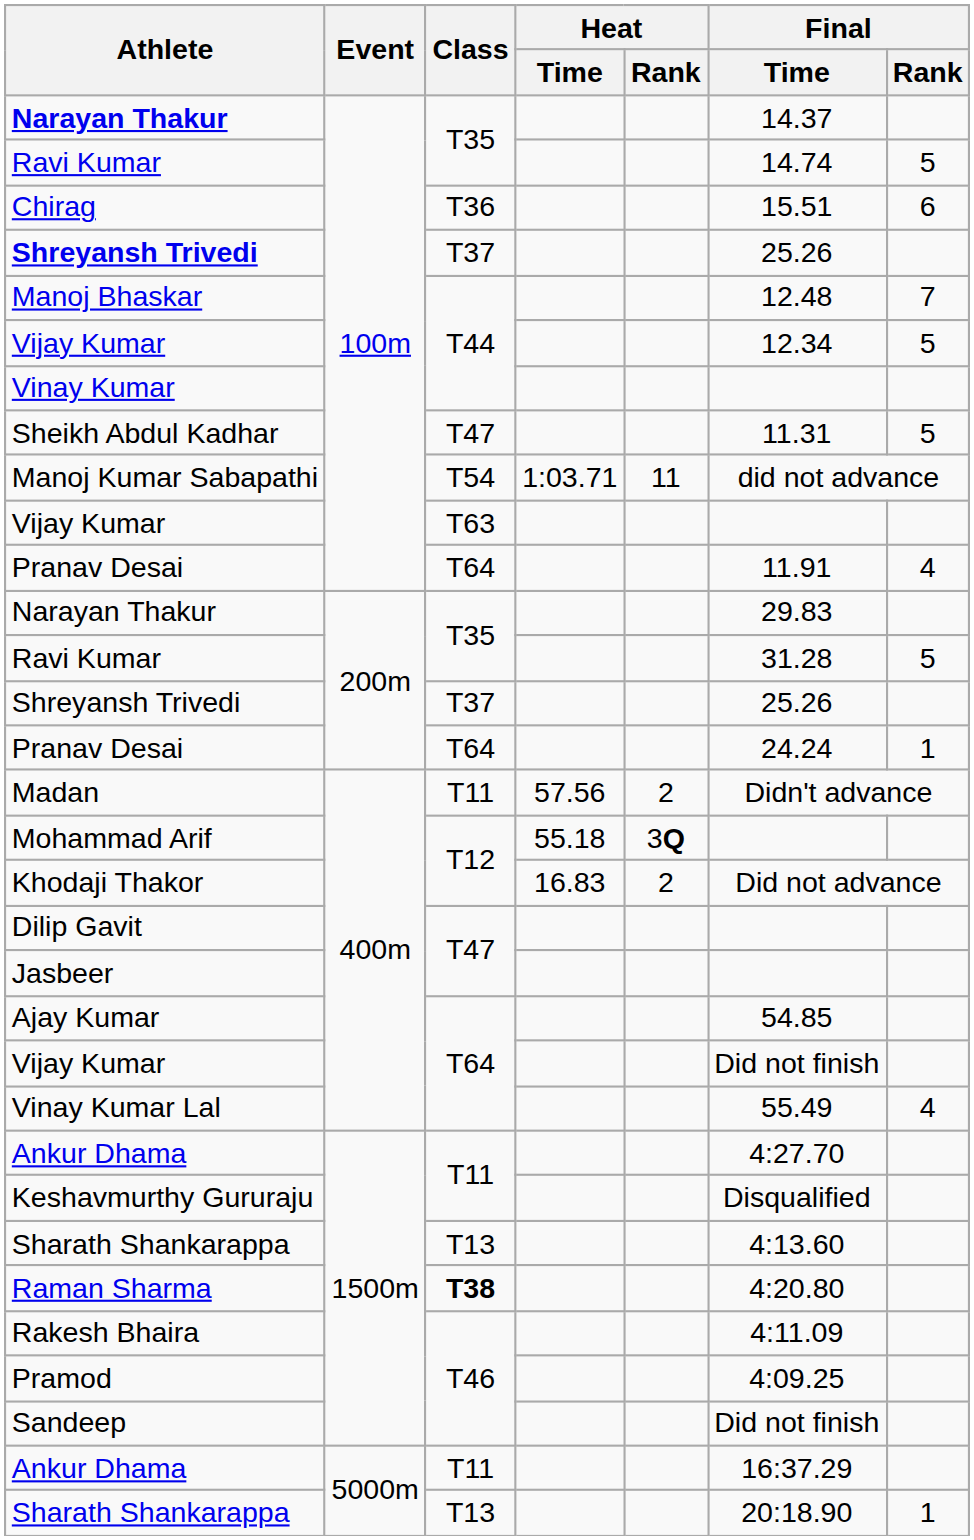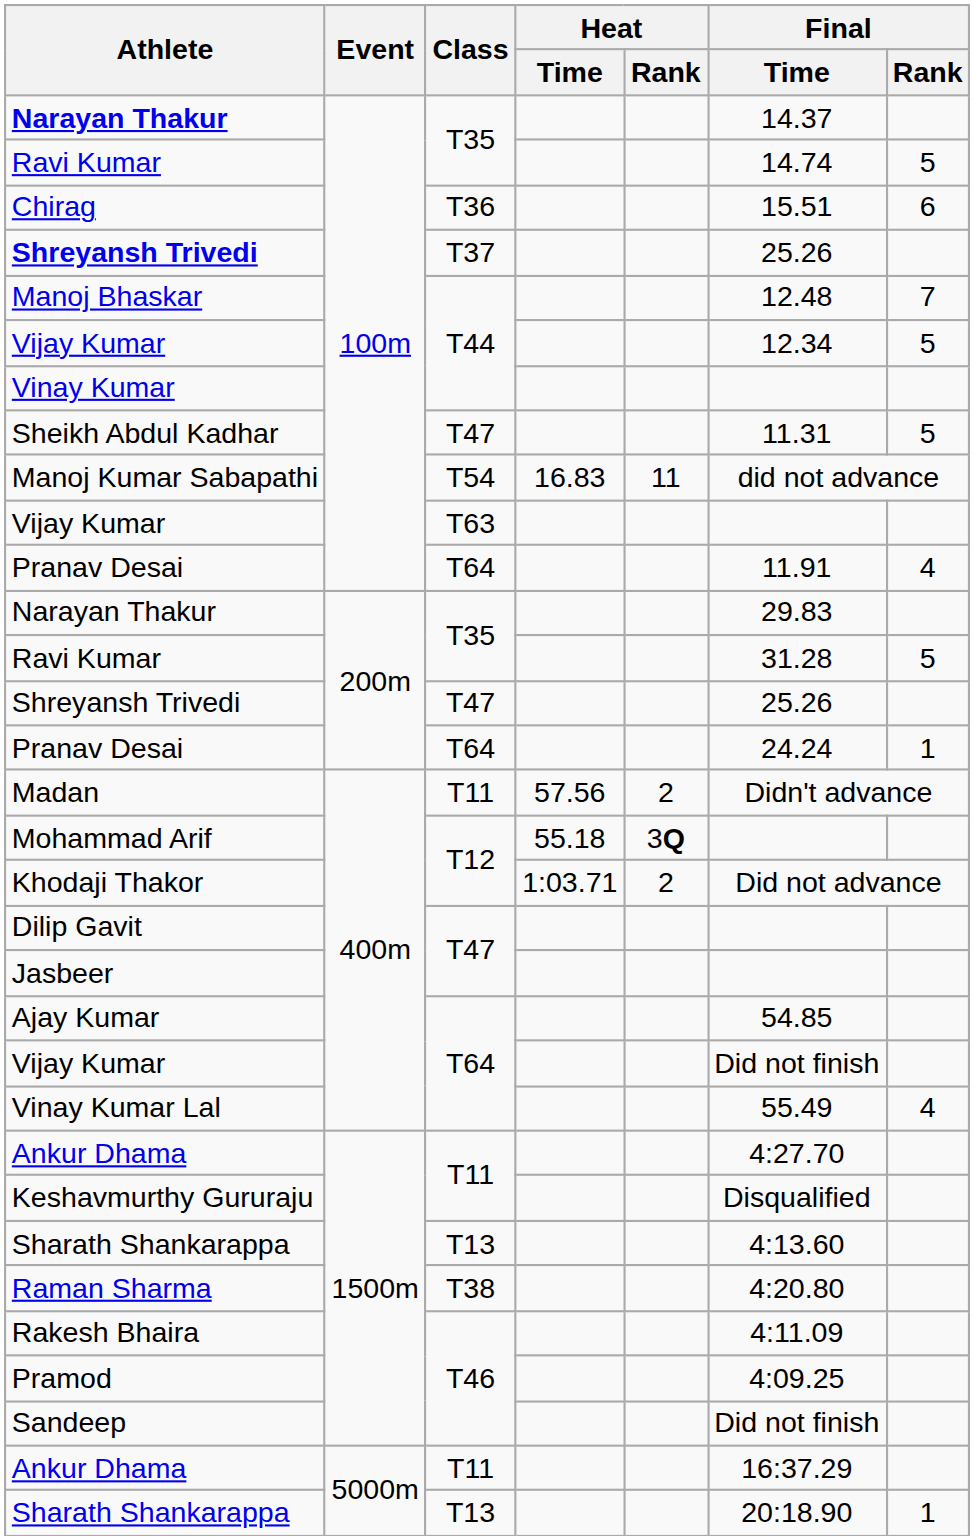(570, 477) 1:03.71 -> (570, 477) 16.83
(471, 702) T37 -> (471, 702) T47
(570, 883) 16.83 -> (570, 883) 1:03.71
(471, 1288) bold -> (471, 1288) normal
